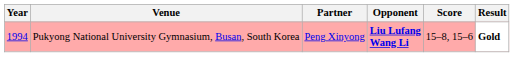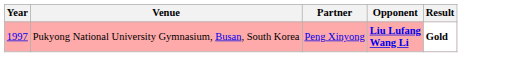- column: (449, 13)
(17, 37) 1994 -> (17, 37) 1997
